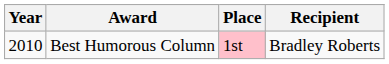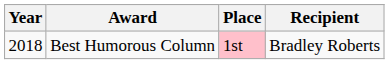(25, 44) 2010 -> (25, 44) 2018
